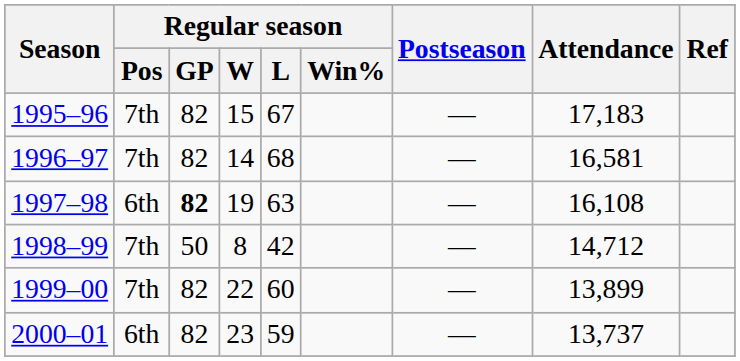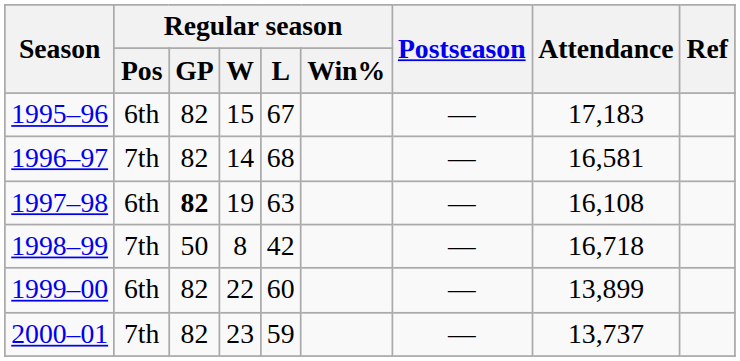(142, 114) 7th -> (142, 114) 6th
(606, 245) 14,712 -> (606, 245) 16,718
(142, 289) 7th -> (142, 289) 6th
(142, 333) 6th -> (142, 333) 7th
